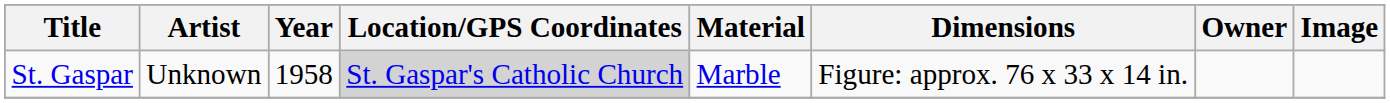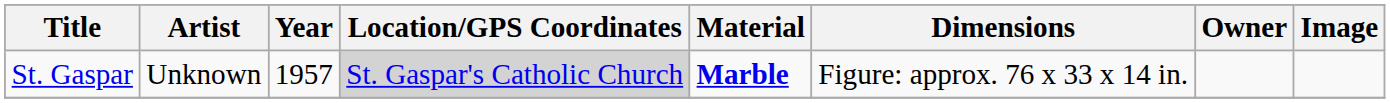(304, 73) 1958 -> (304, 73) 1957
(739, 73) normal -> (743, 73) bold
